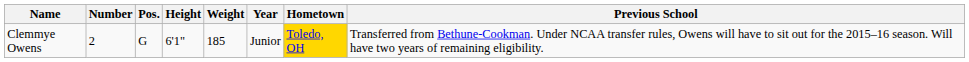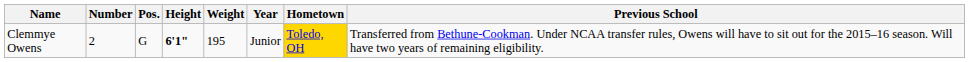(175, 40) normal -> (177, 40) bold
(216, 40) 185 -> (216, 40) 195
